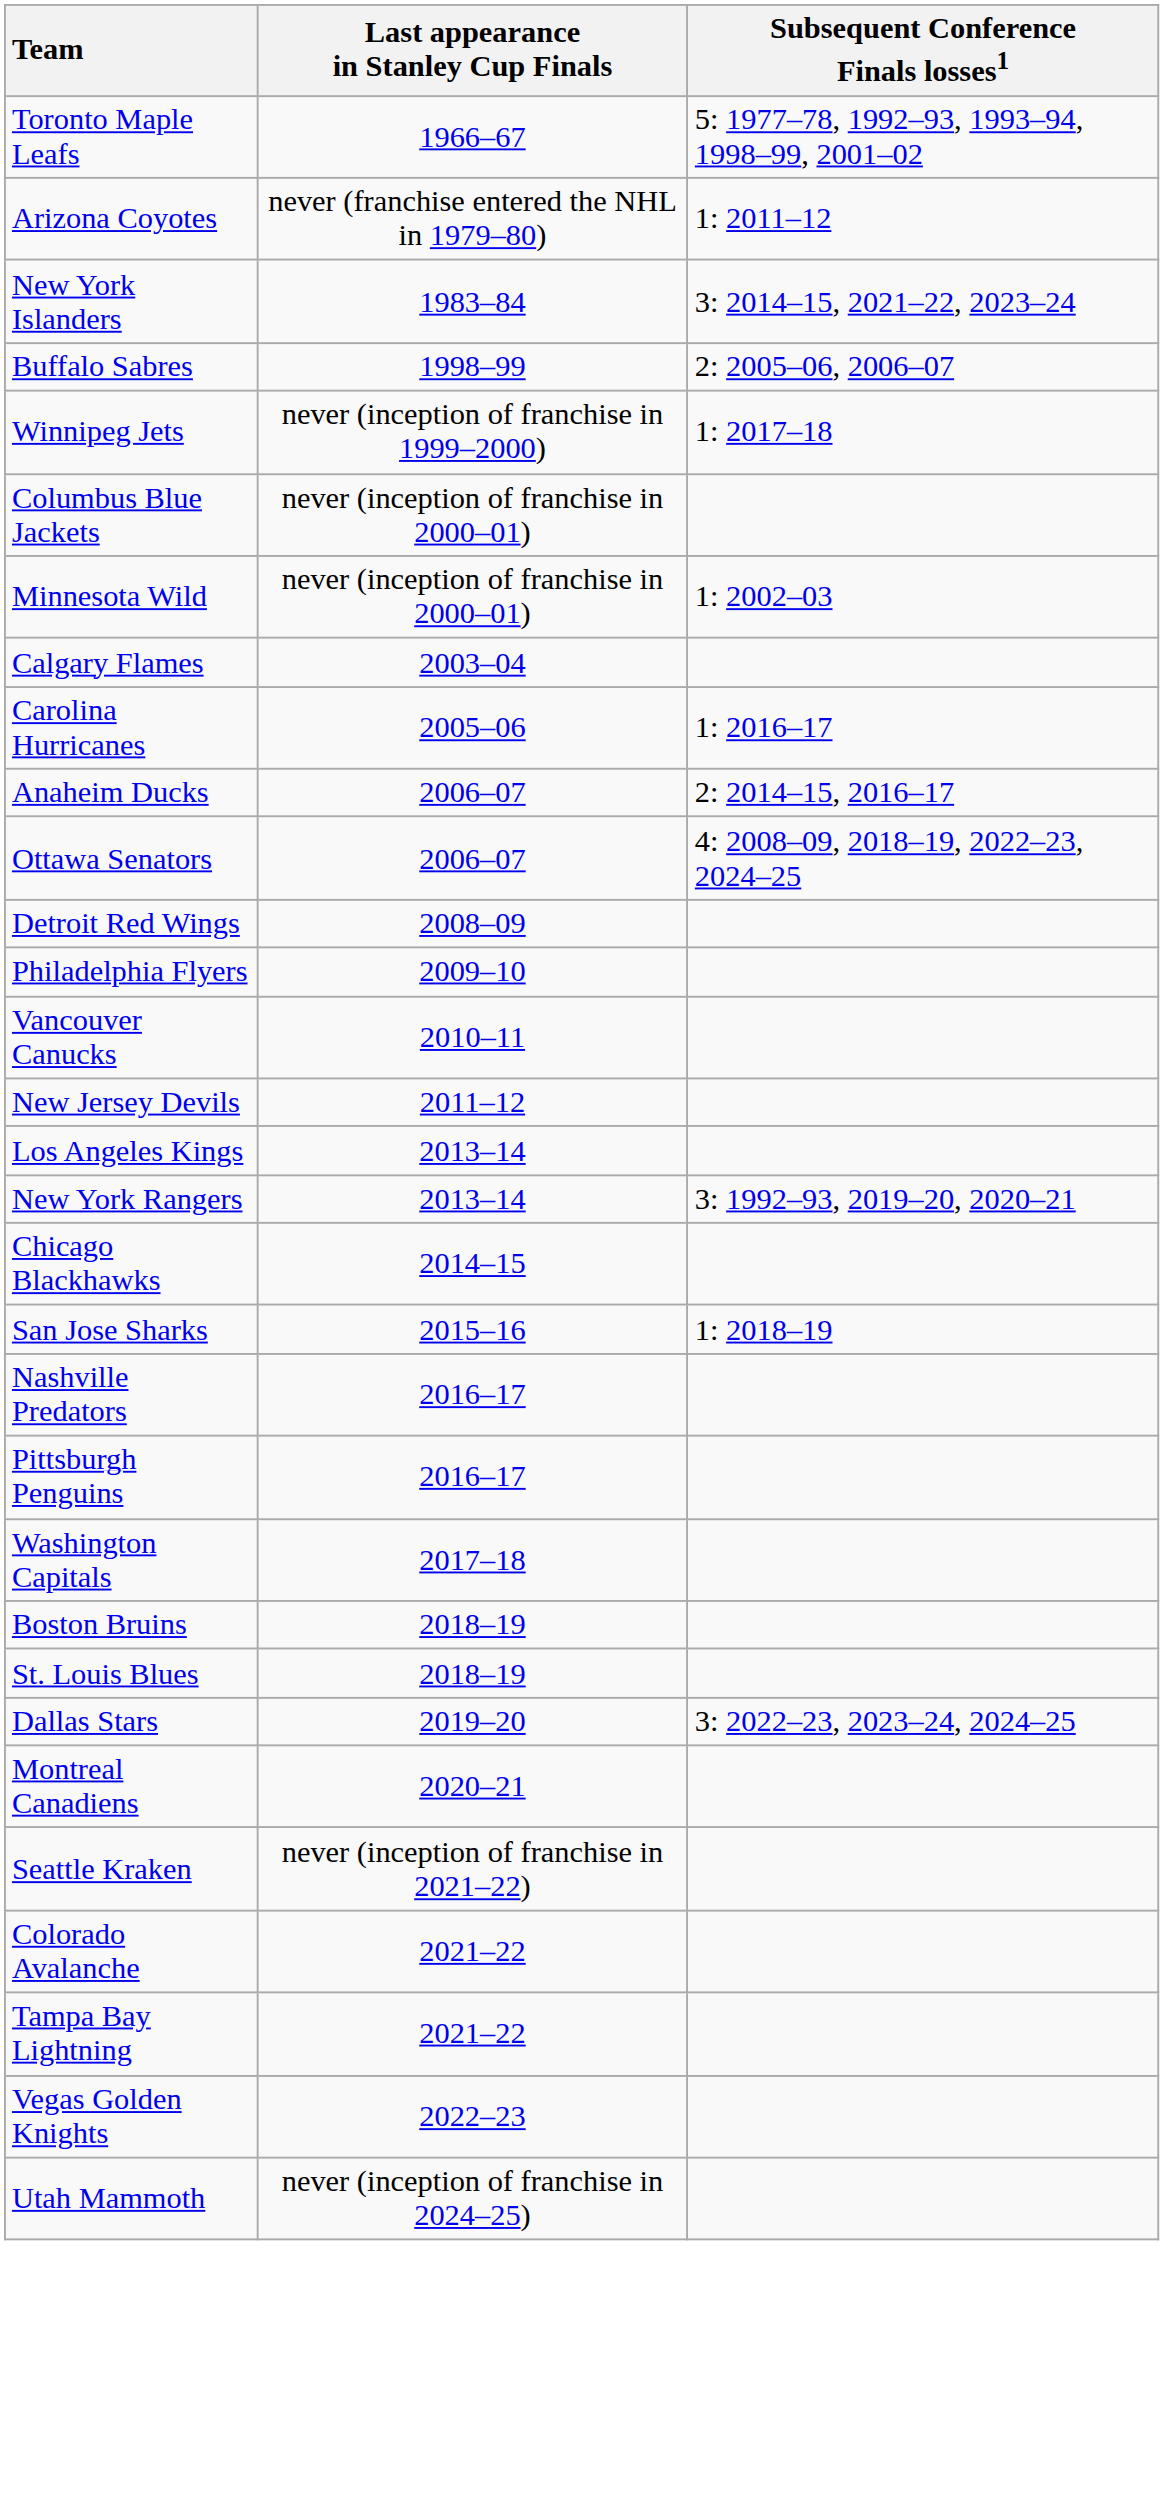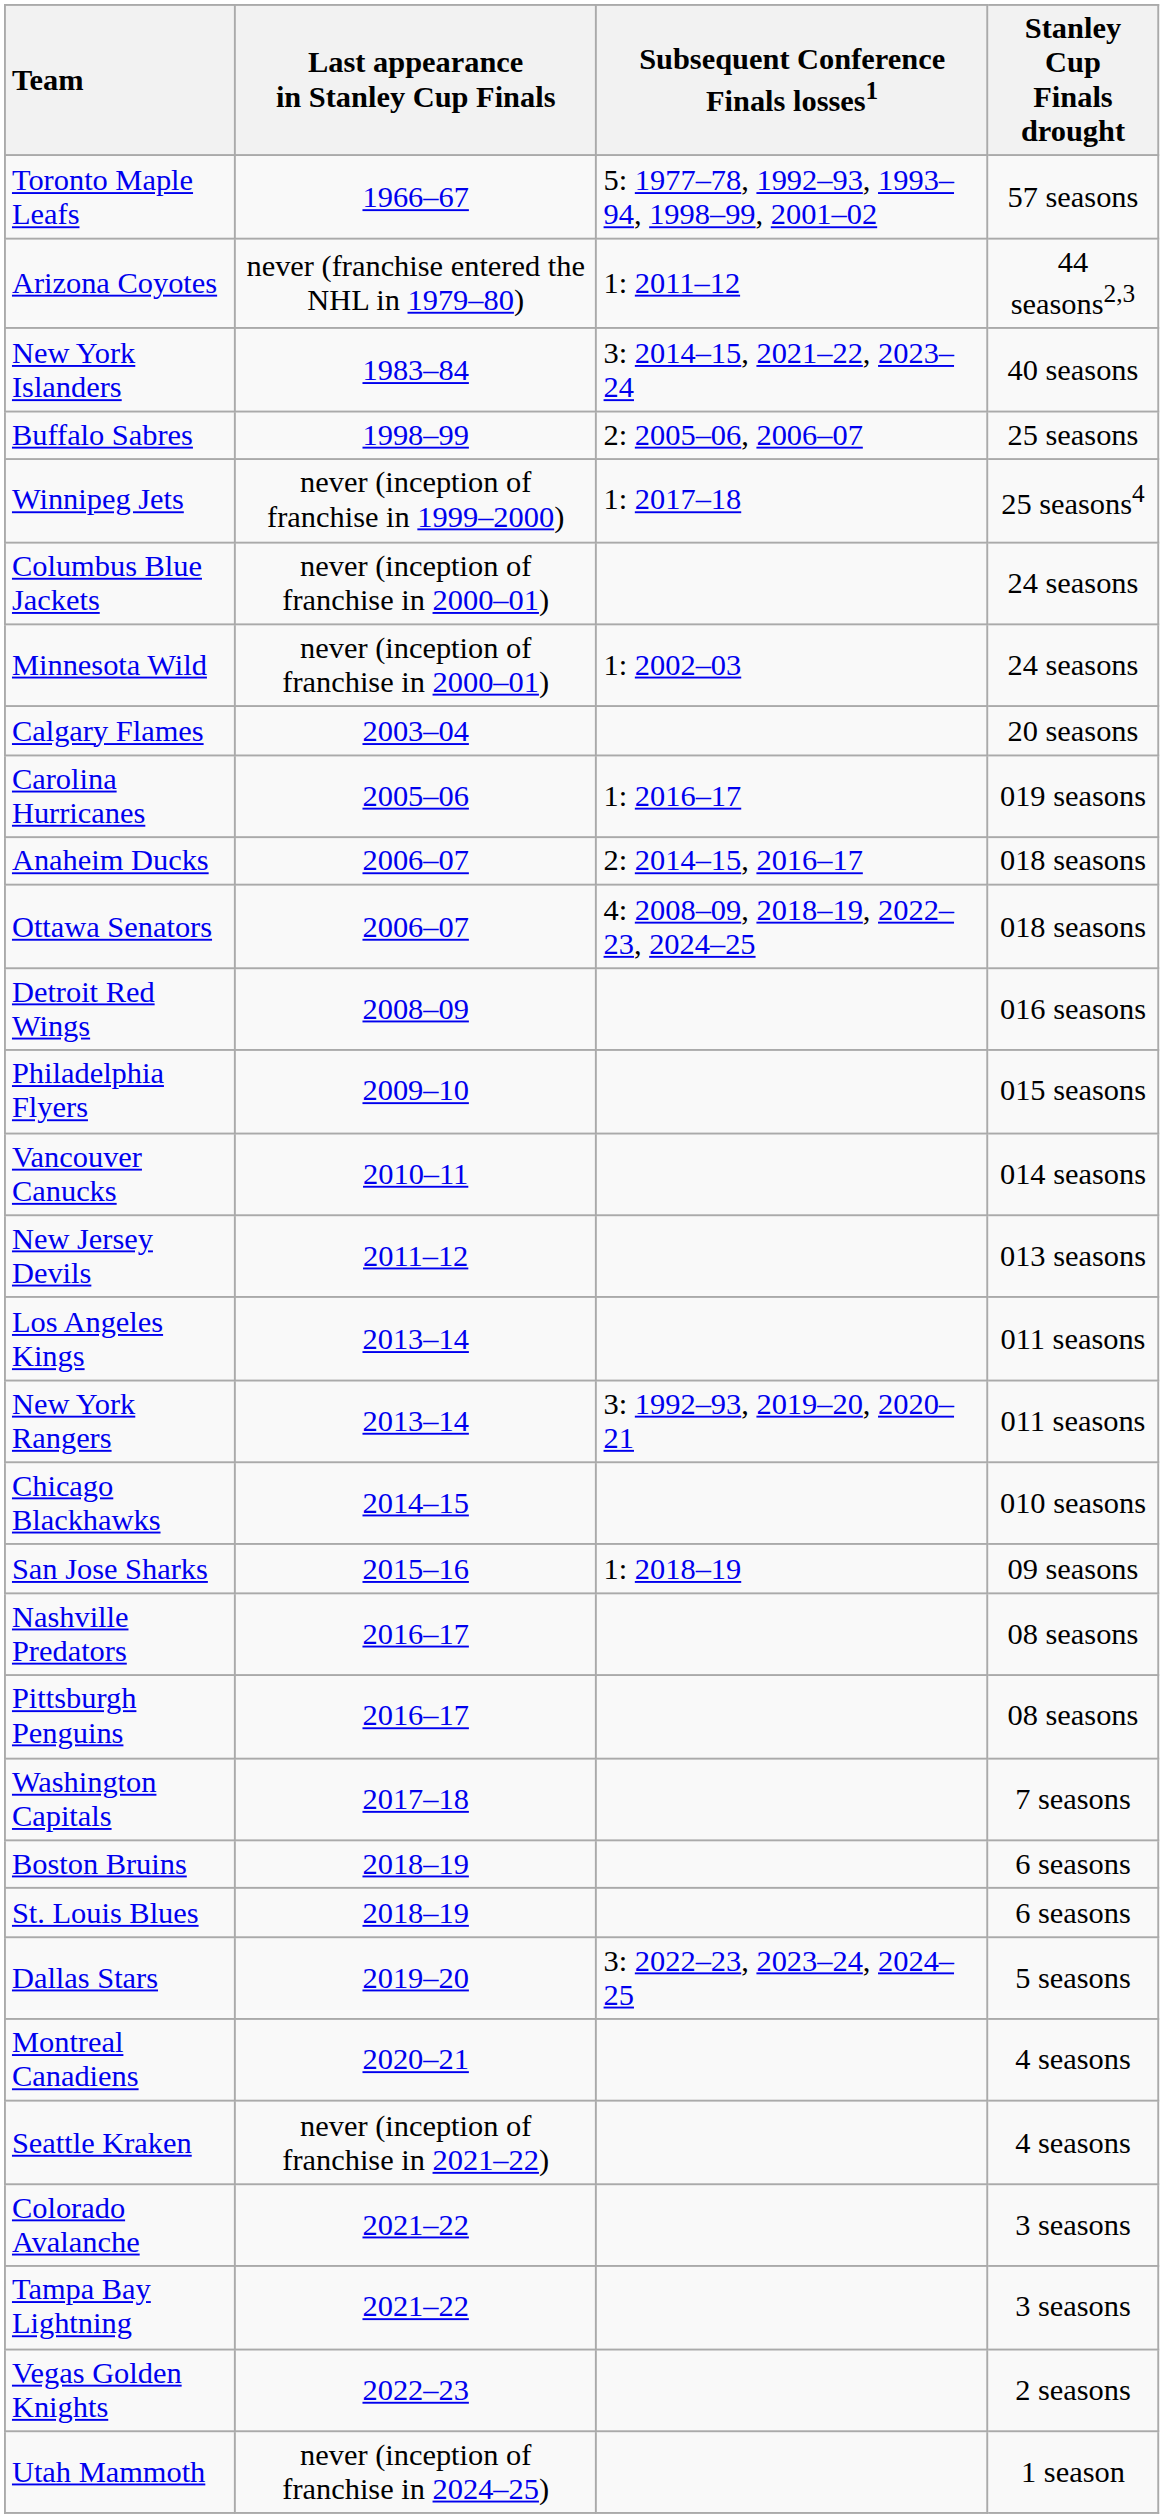+ column: (1073, 79)
